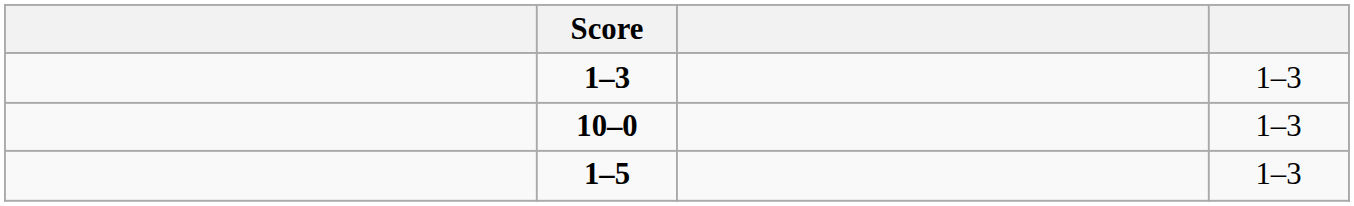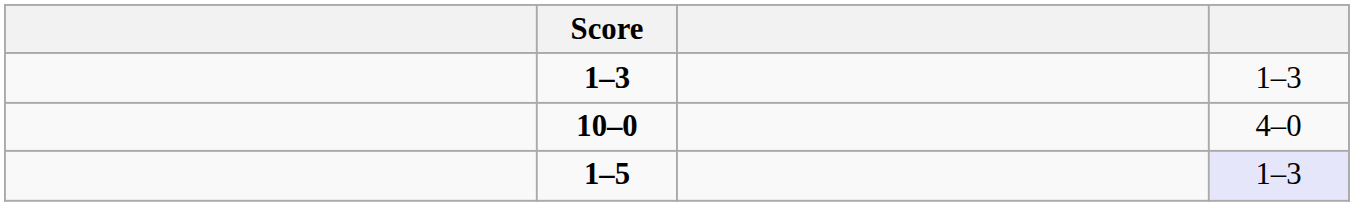(1279, 126) 1–3 -> (1279, 126) 4–0
(1279, 175) no background -> (1279, 175) lavender background
